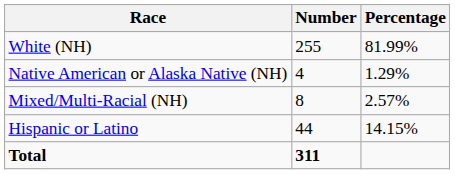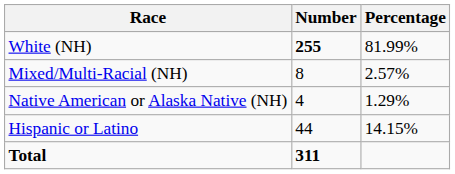(308, 45) normal -> (308, 45) bold
rows swapped: (148, 73) <-> (98, 100)
